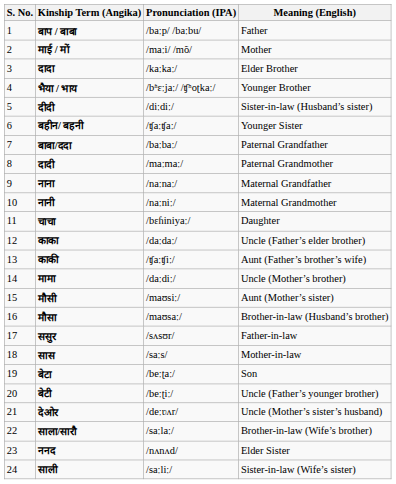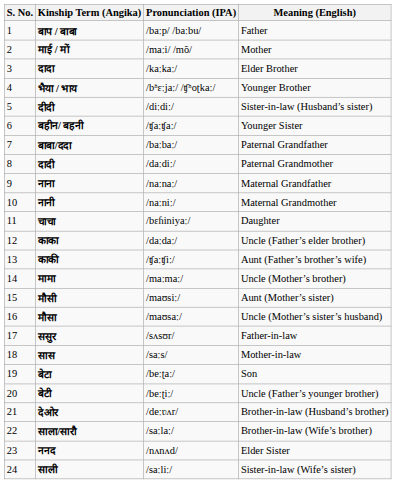(165, 164) /maːmaː/ -> (161, 164) /daːdiː/
(161, 278) /daːdiː/ -> (165, 278) /maːmaː/
(315, 316) Brother-in-law (Husband’s brother) -> (312, 316) Uncle (Mother’s sister’s husband)
(312, 412) Uncle (Mother’s sister’s husband) -> (315, 412) Brother-in-law (Husband’s brother)
